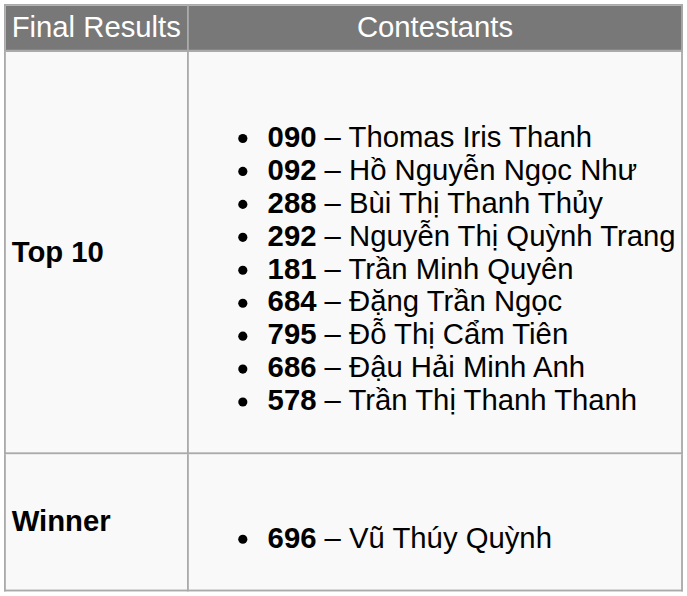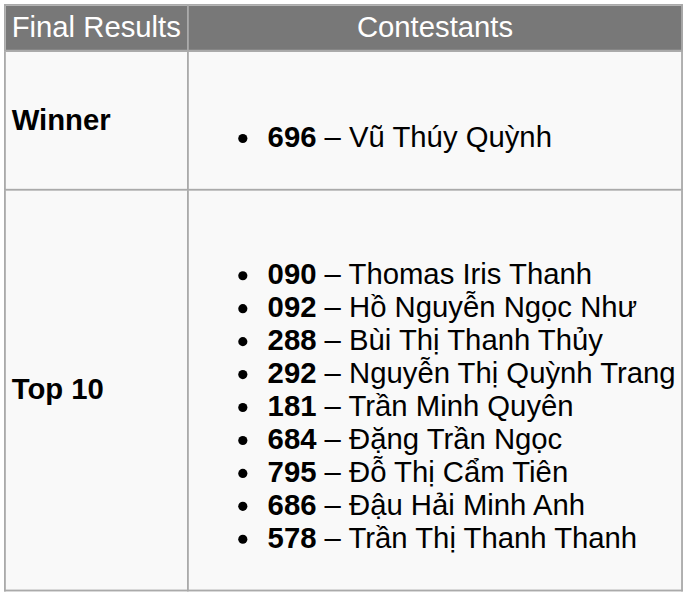rows swapped: (61, 521) <-> (58, 251)
